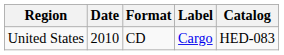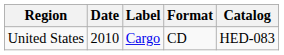columns swapped: (196, 15) <-> (149, 15)
